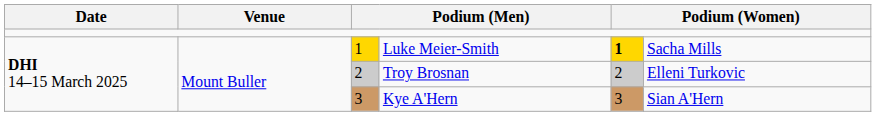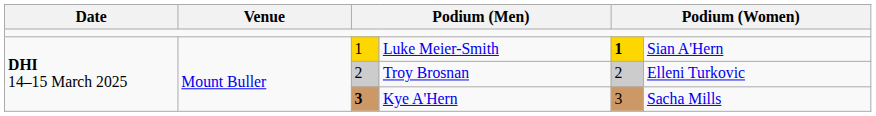(684, 49) Sacha Mills -> (685, 49) Sian A'Hern
(358, 98) normal -> (358, 98) bold
(685, 98) Sian A'Hern -> (684, 98) Sacha Mills
